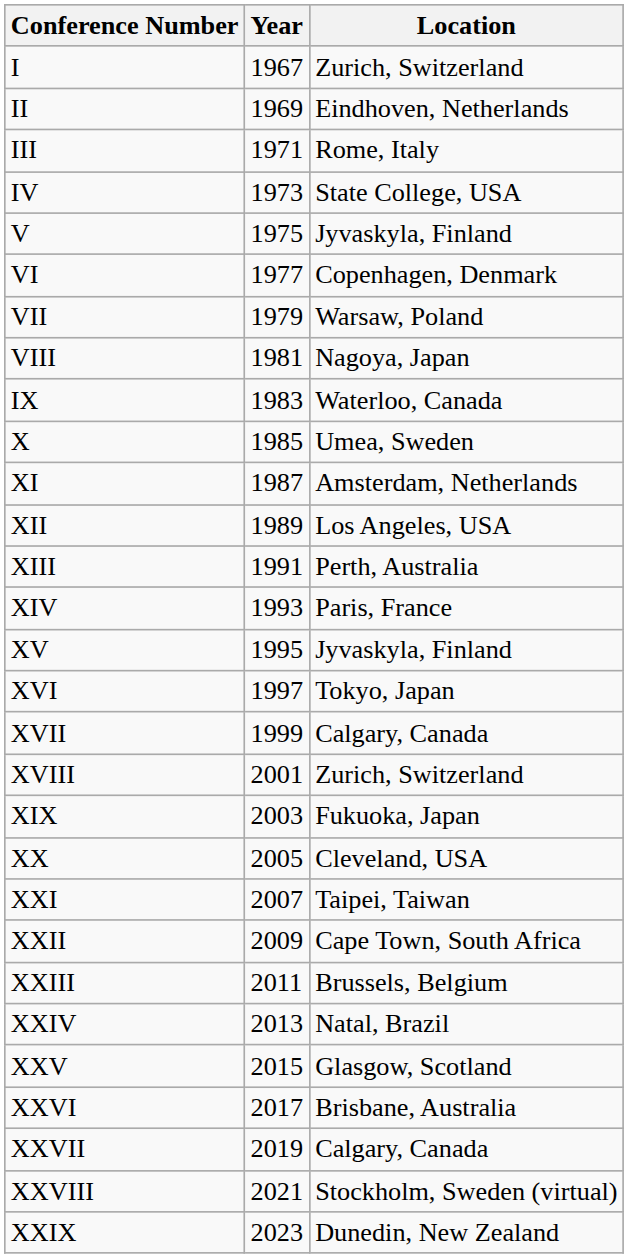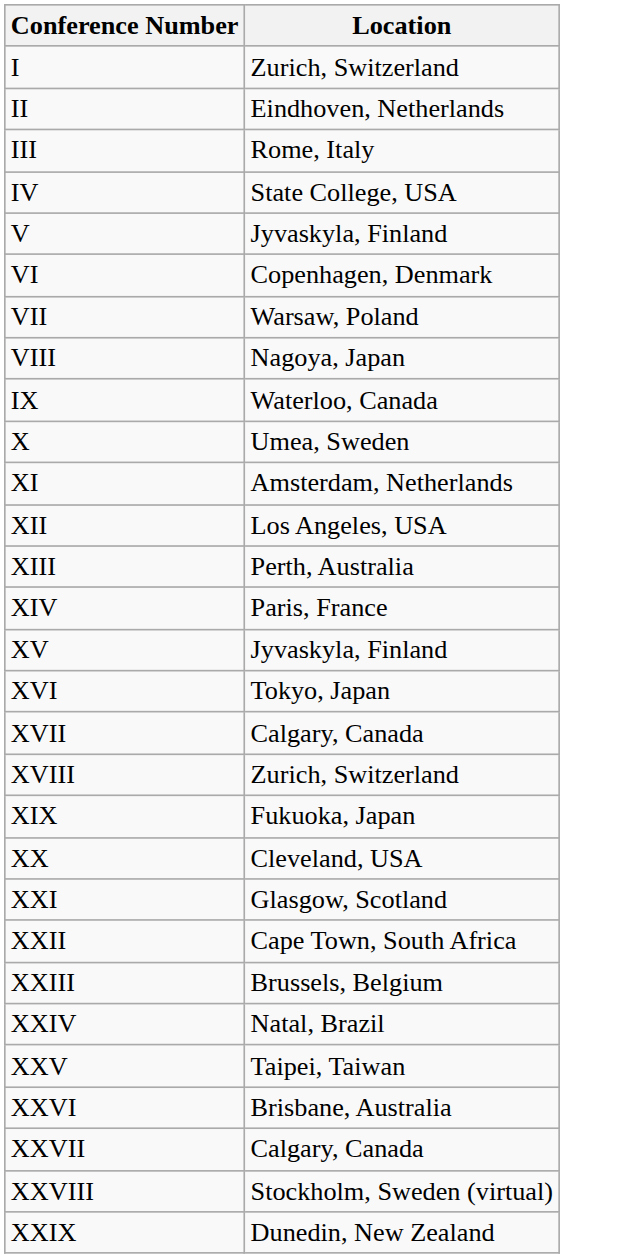- column: (277, 25)
(392, 899) Taipei, Taiwan -> (349, 899) Glasgow, Scotland
(413, 1065) Glasgow, Scotland -> (328, 1065) Taipei, Taiwan
